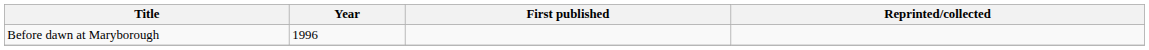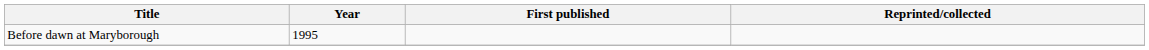(305, 34) 1996 -> (305, 34) 1995
